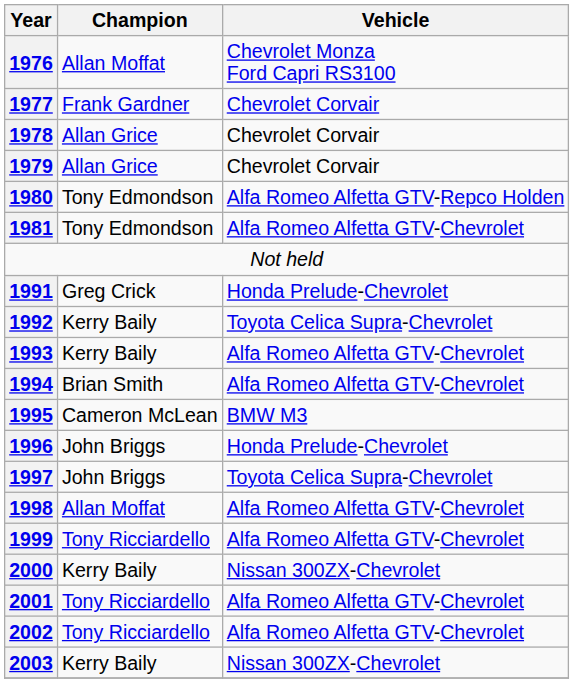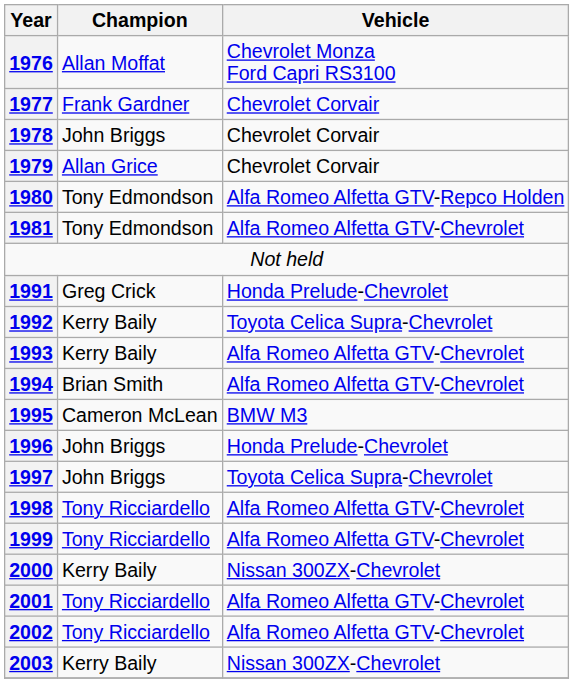(110, 135) Allan Grice -> (114, 135) John Briggs
(113, 508) Allan Moffat -> (136, 508) Tony Ricciardello
